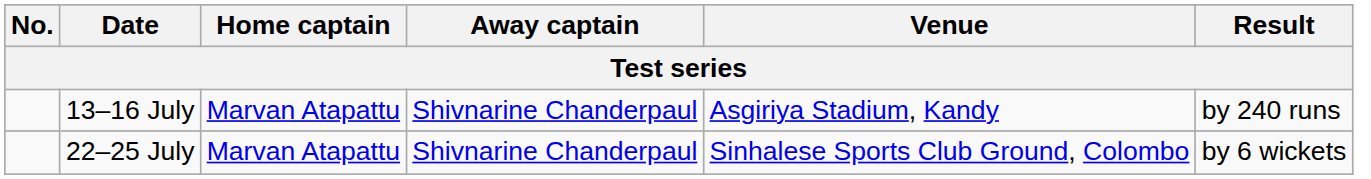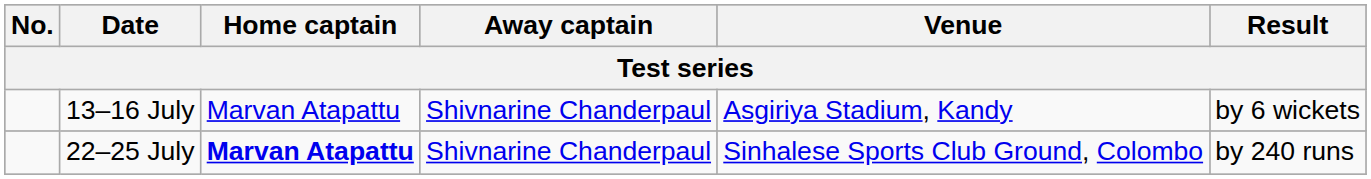(1271, 109) by 240 runs -> (1288, 109) by 6 wickets
(303, 151) normal -> (310, 151) bold
(1274, 151) by 6 wickets -> (1285, 151) by 240 runs
